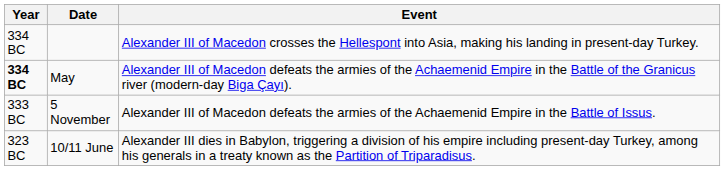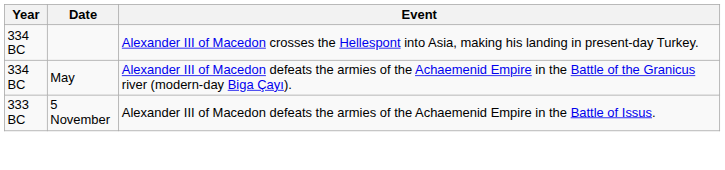(18, 77) bold -> (18, 77) normal
- row: (82, 148)
